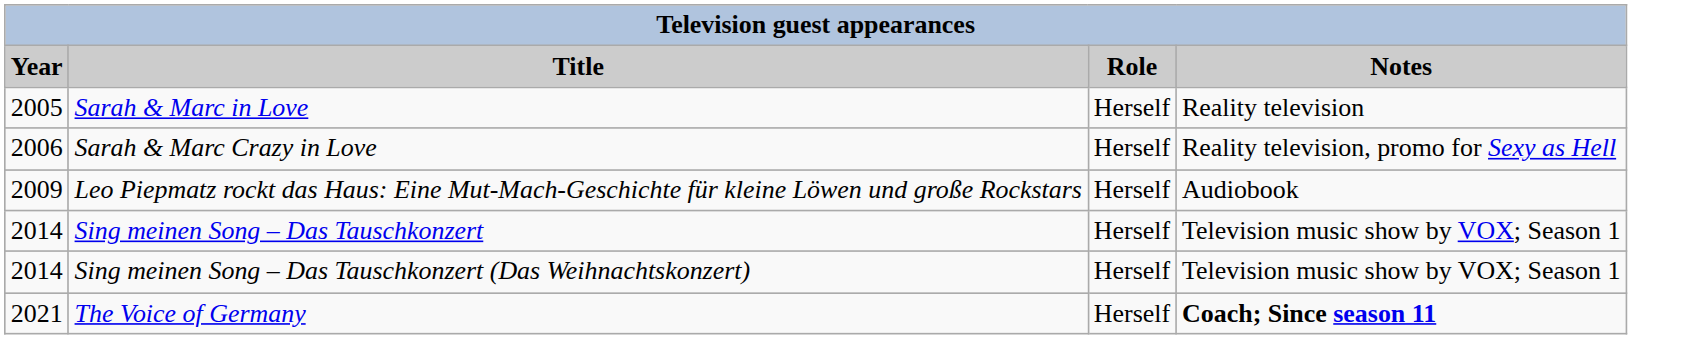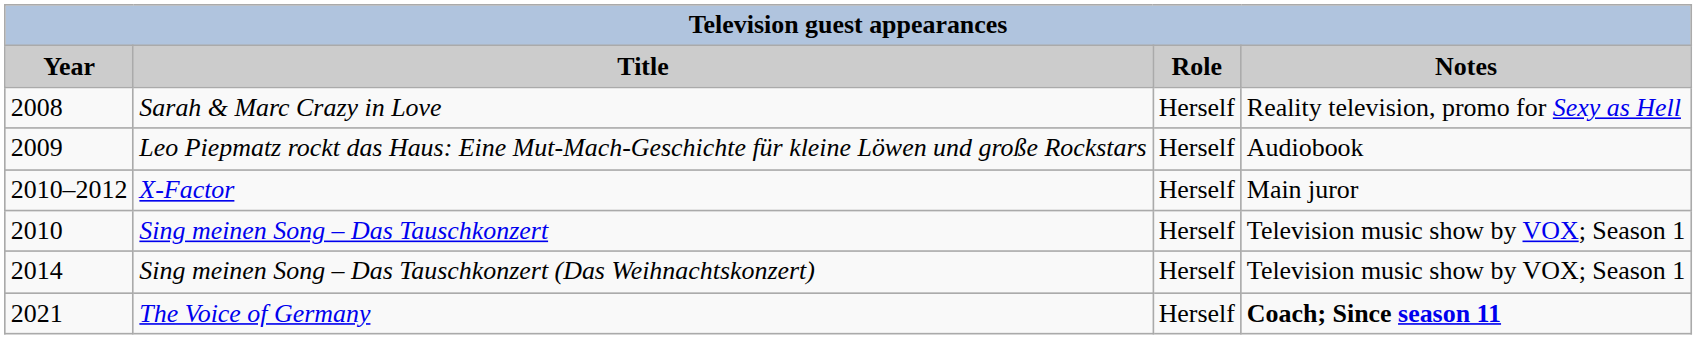- row: (191, 107)
(37, 148) 2006 -> (37, 107) 2008
+ row: (187, 189)
(37, 230) 2014 -> (37, 230) 2010
